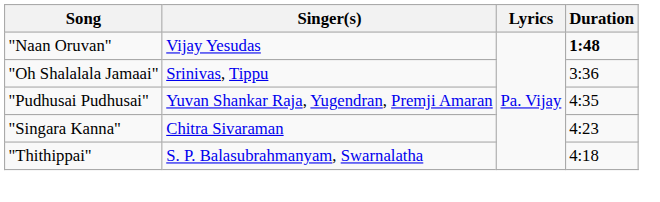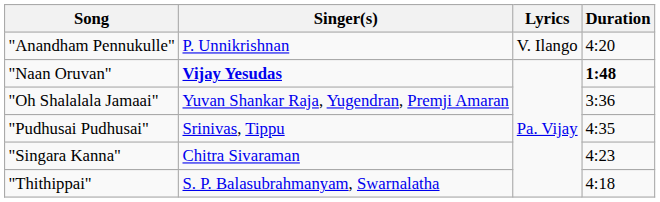+ row: (92, 46)
(214, 46) normal -> (232, 73) bold
(217, 73) Srinivas, Tippu -> (346, 101) Yuvan Shankar Raja, Yugendran, Premji Amaran
(329, 101) Yuvan Shankar Raja, Yugendran, Premji Amaran -> (234, 128) Srinivas, Tippu
